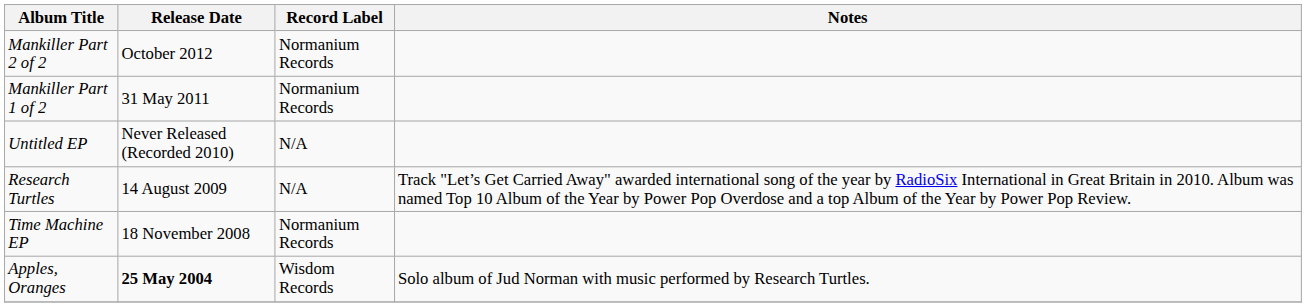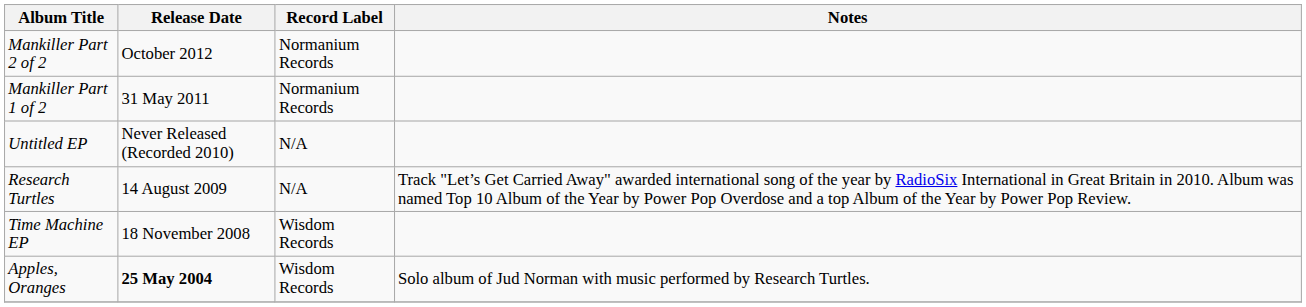(319, 233) Normanium Records -> (307, 233) Wisdom Records
